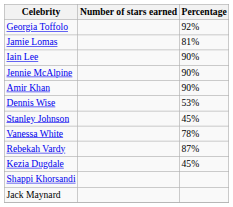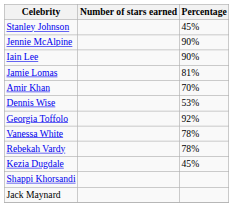rows swapped: (37, 27) <-> (38, 118)
rows swapped: (32, 42) <-> (39, 73)
(190, 88) 90% -> (190, 88) 70%
(190, 149) 87% -> (190, 149) 78%
